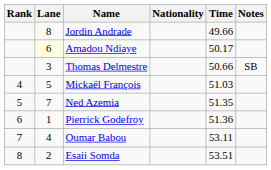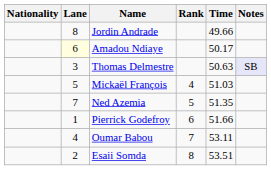columns swapped: (19, 13) <-> (178, 13)
(221, 66) 50.66 -> (221, 66) 50.63
(251, 66) no background -> (251, 66) lavender background
(221, 120) 51.36 -> (221, 120) 51.66
